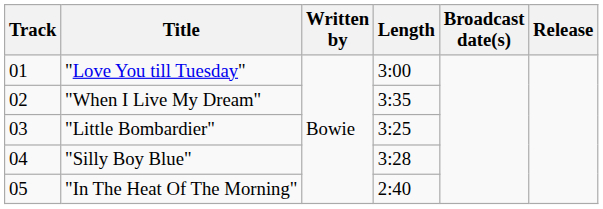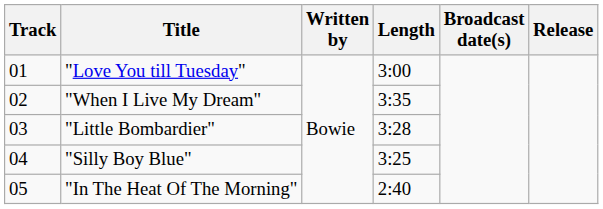(394, 129) 3:25 -> (394, 129) 3:28
(394, 159) 3:28 -> (394, 159) 3:25
